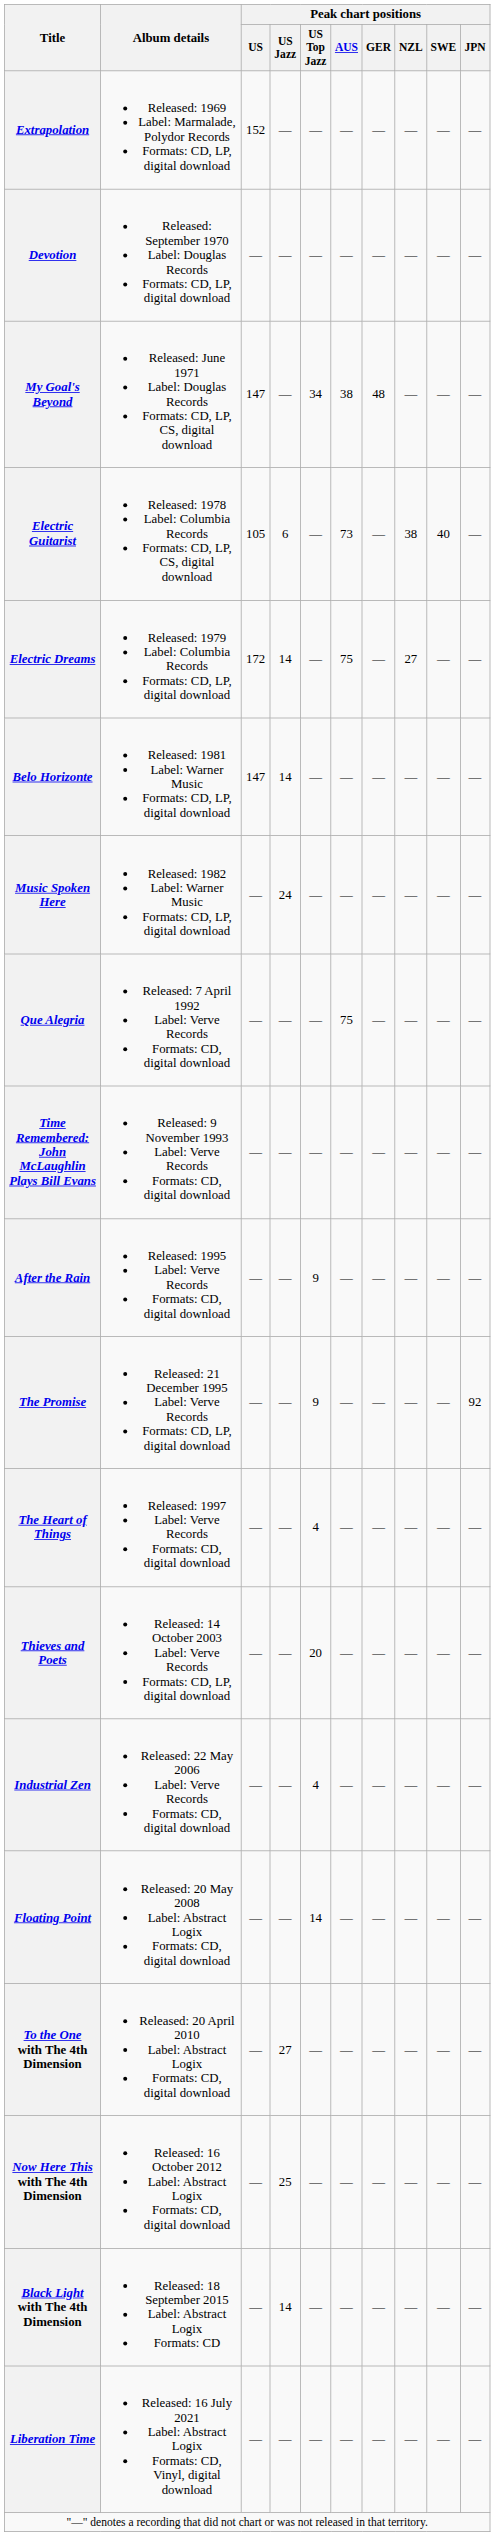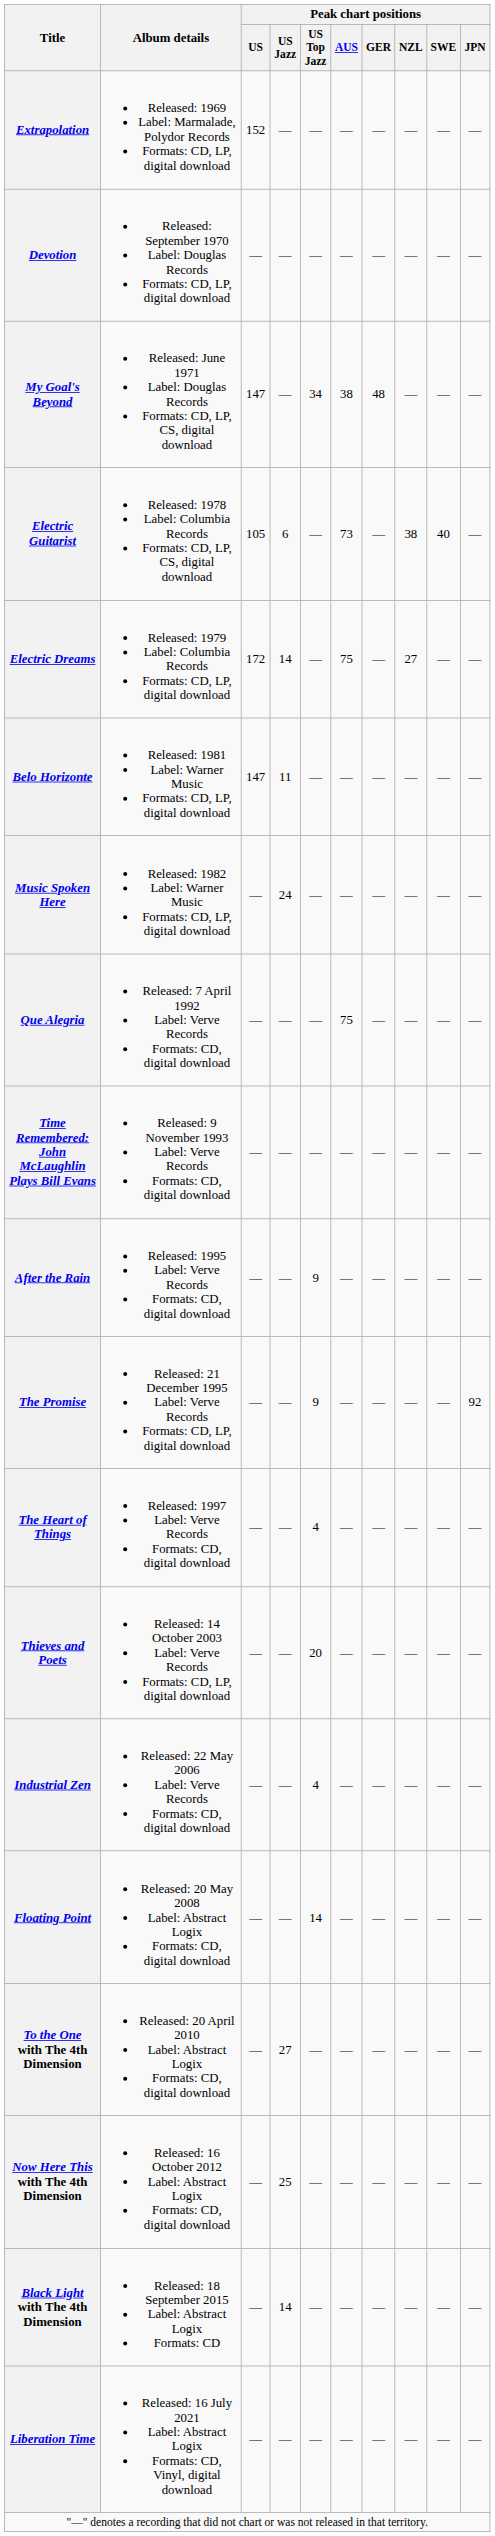(285, 777) 14 -> (285, 777) 11
